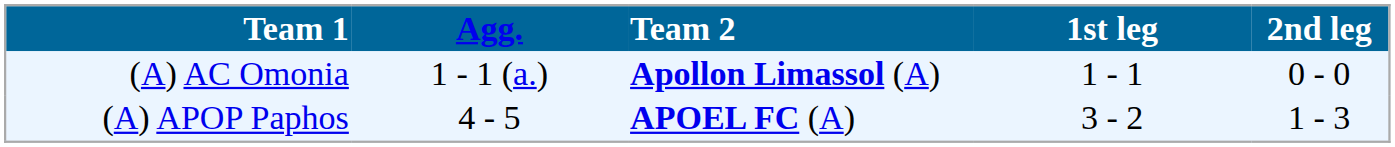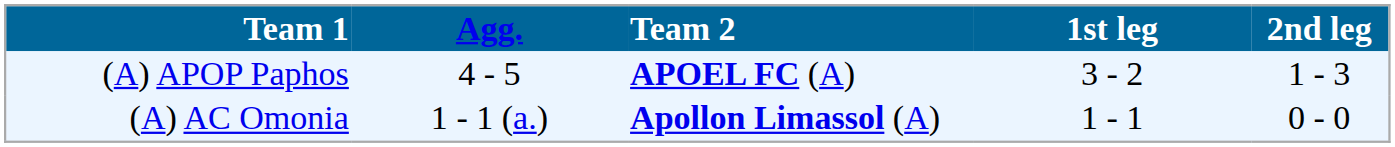rows swapped: (226, 117) <-> (239, 72)
